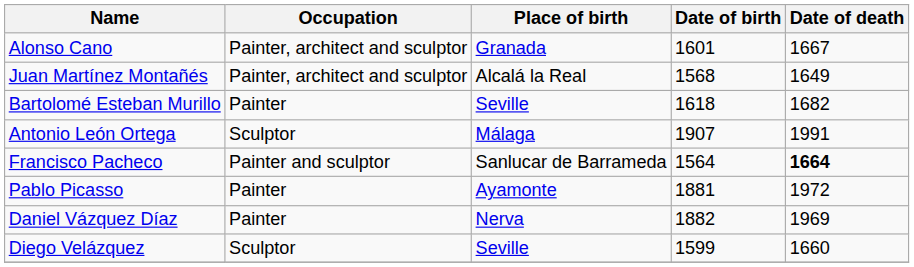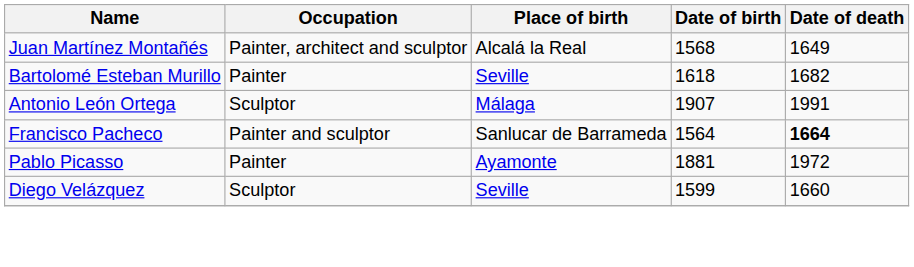- row: (61, 47)
- row: (93, 219)
